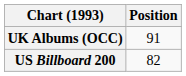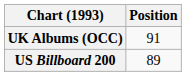(153, 60) 82 -> (153, 60) 89
